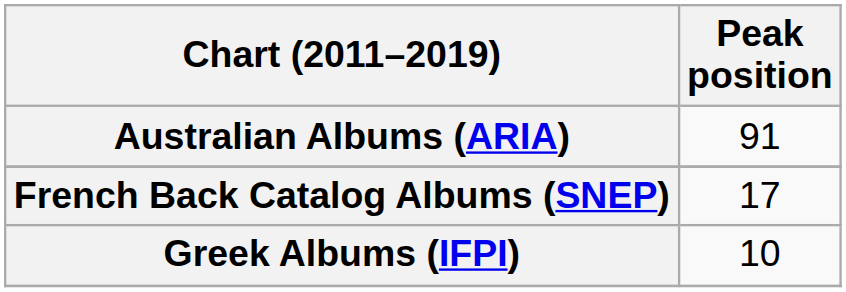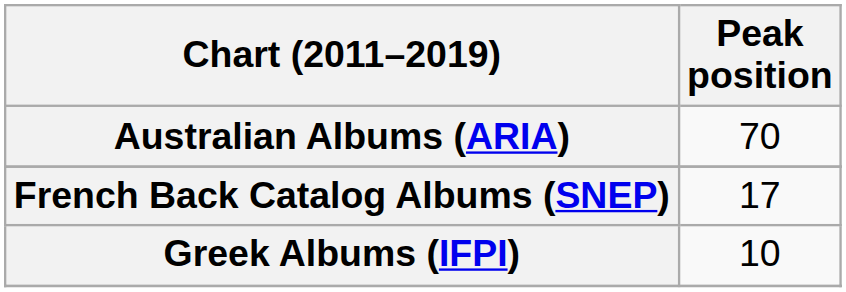(760, 135) 91 -> (760, 135) 70
